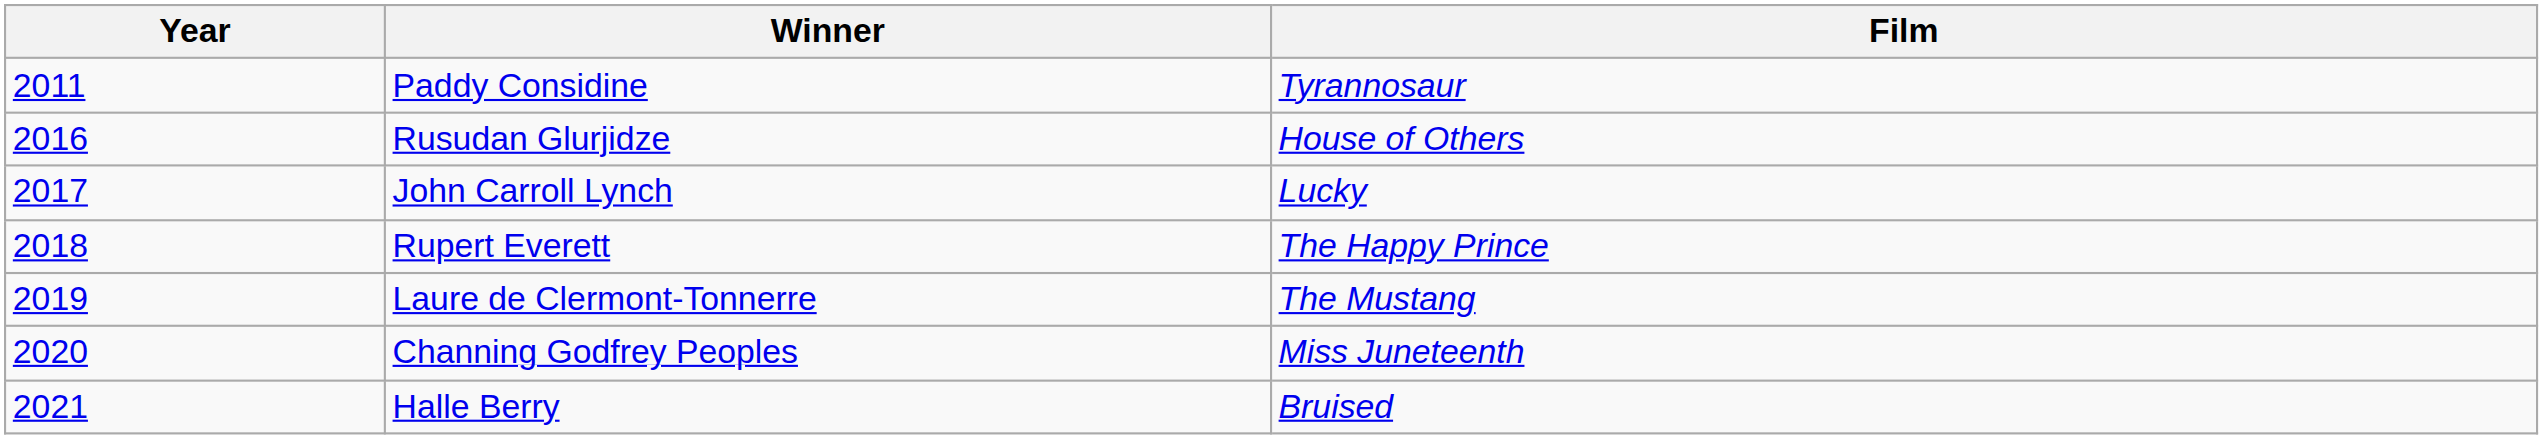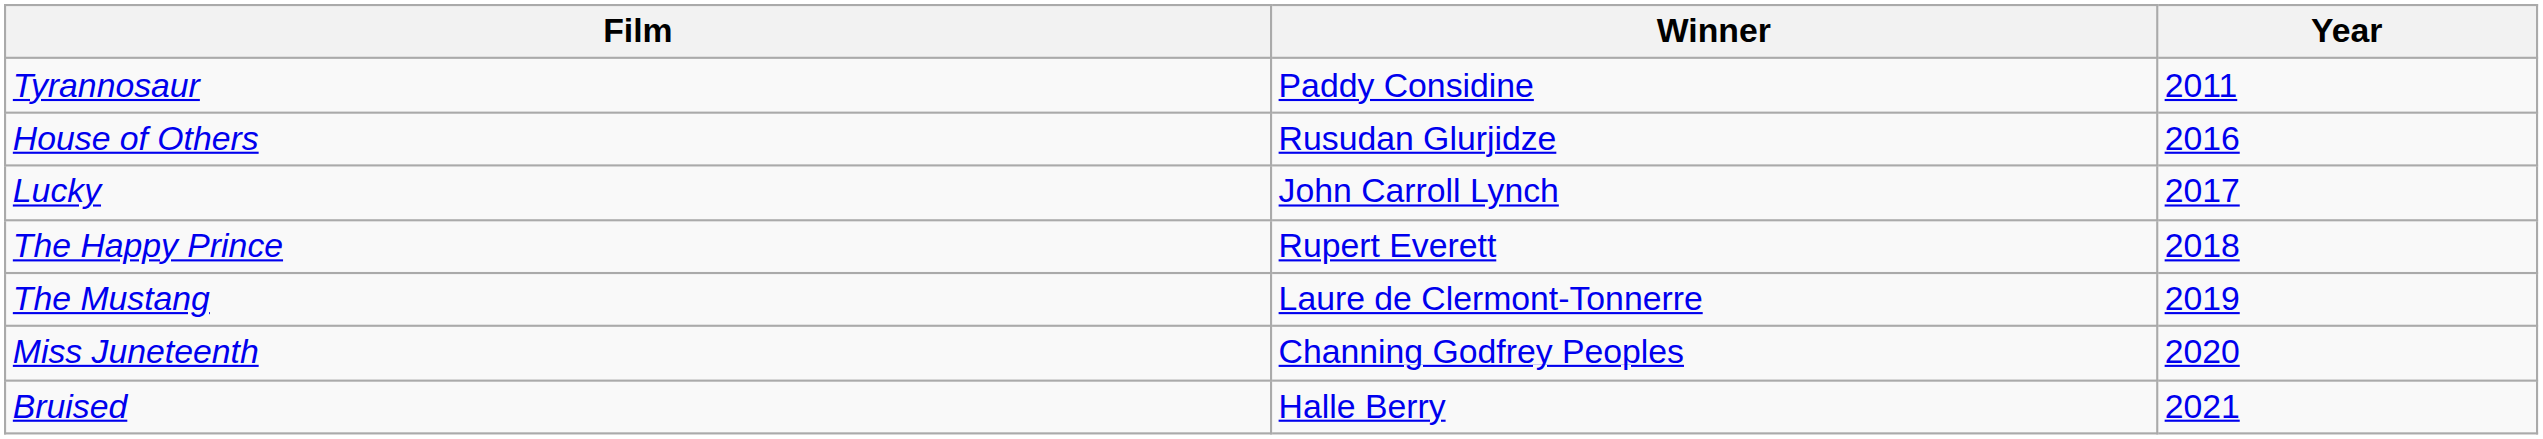columns swapped: (195, 31) <-> (1904, 31)
